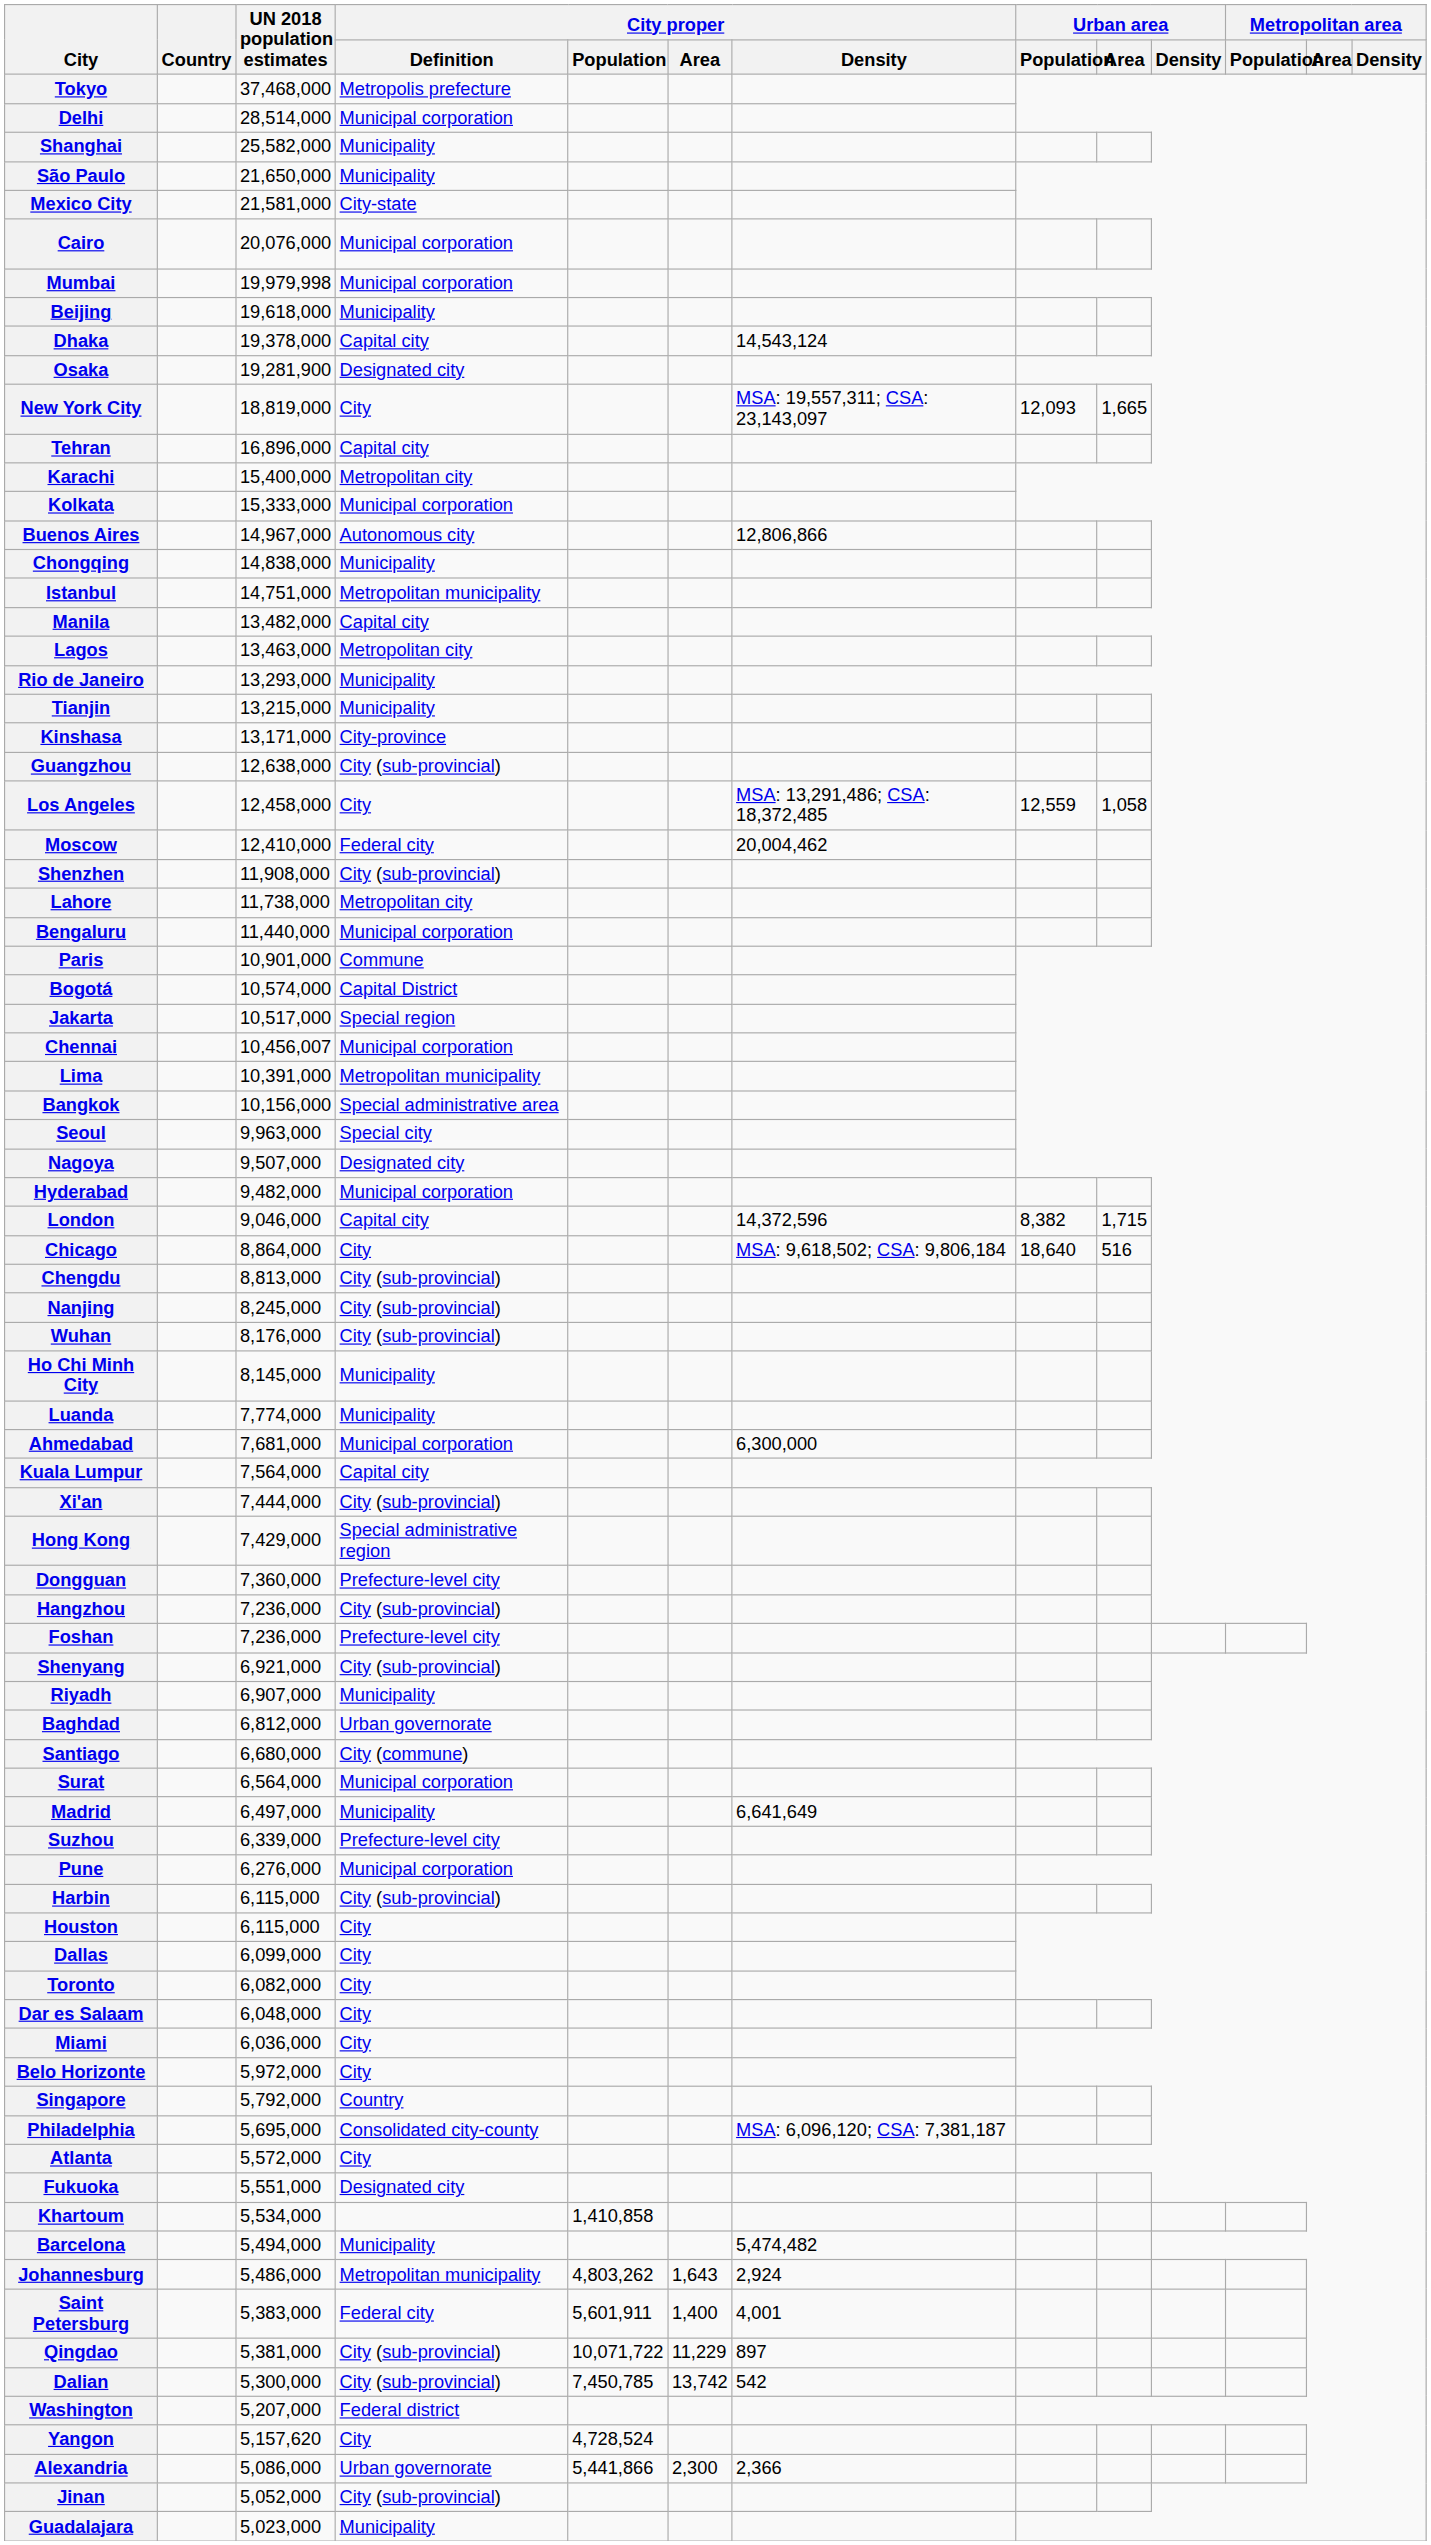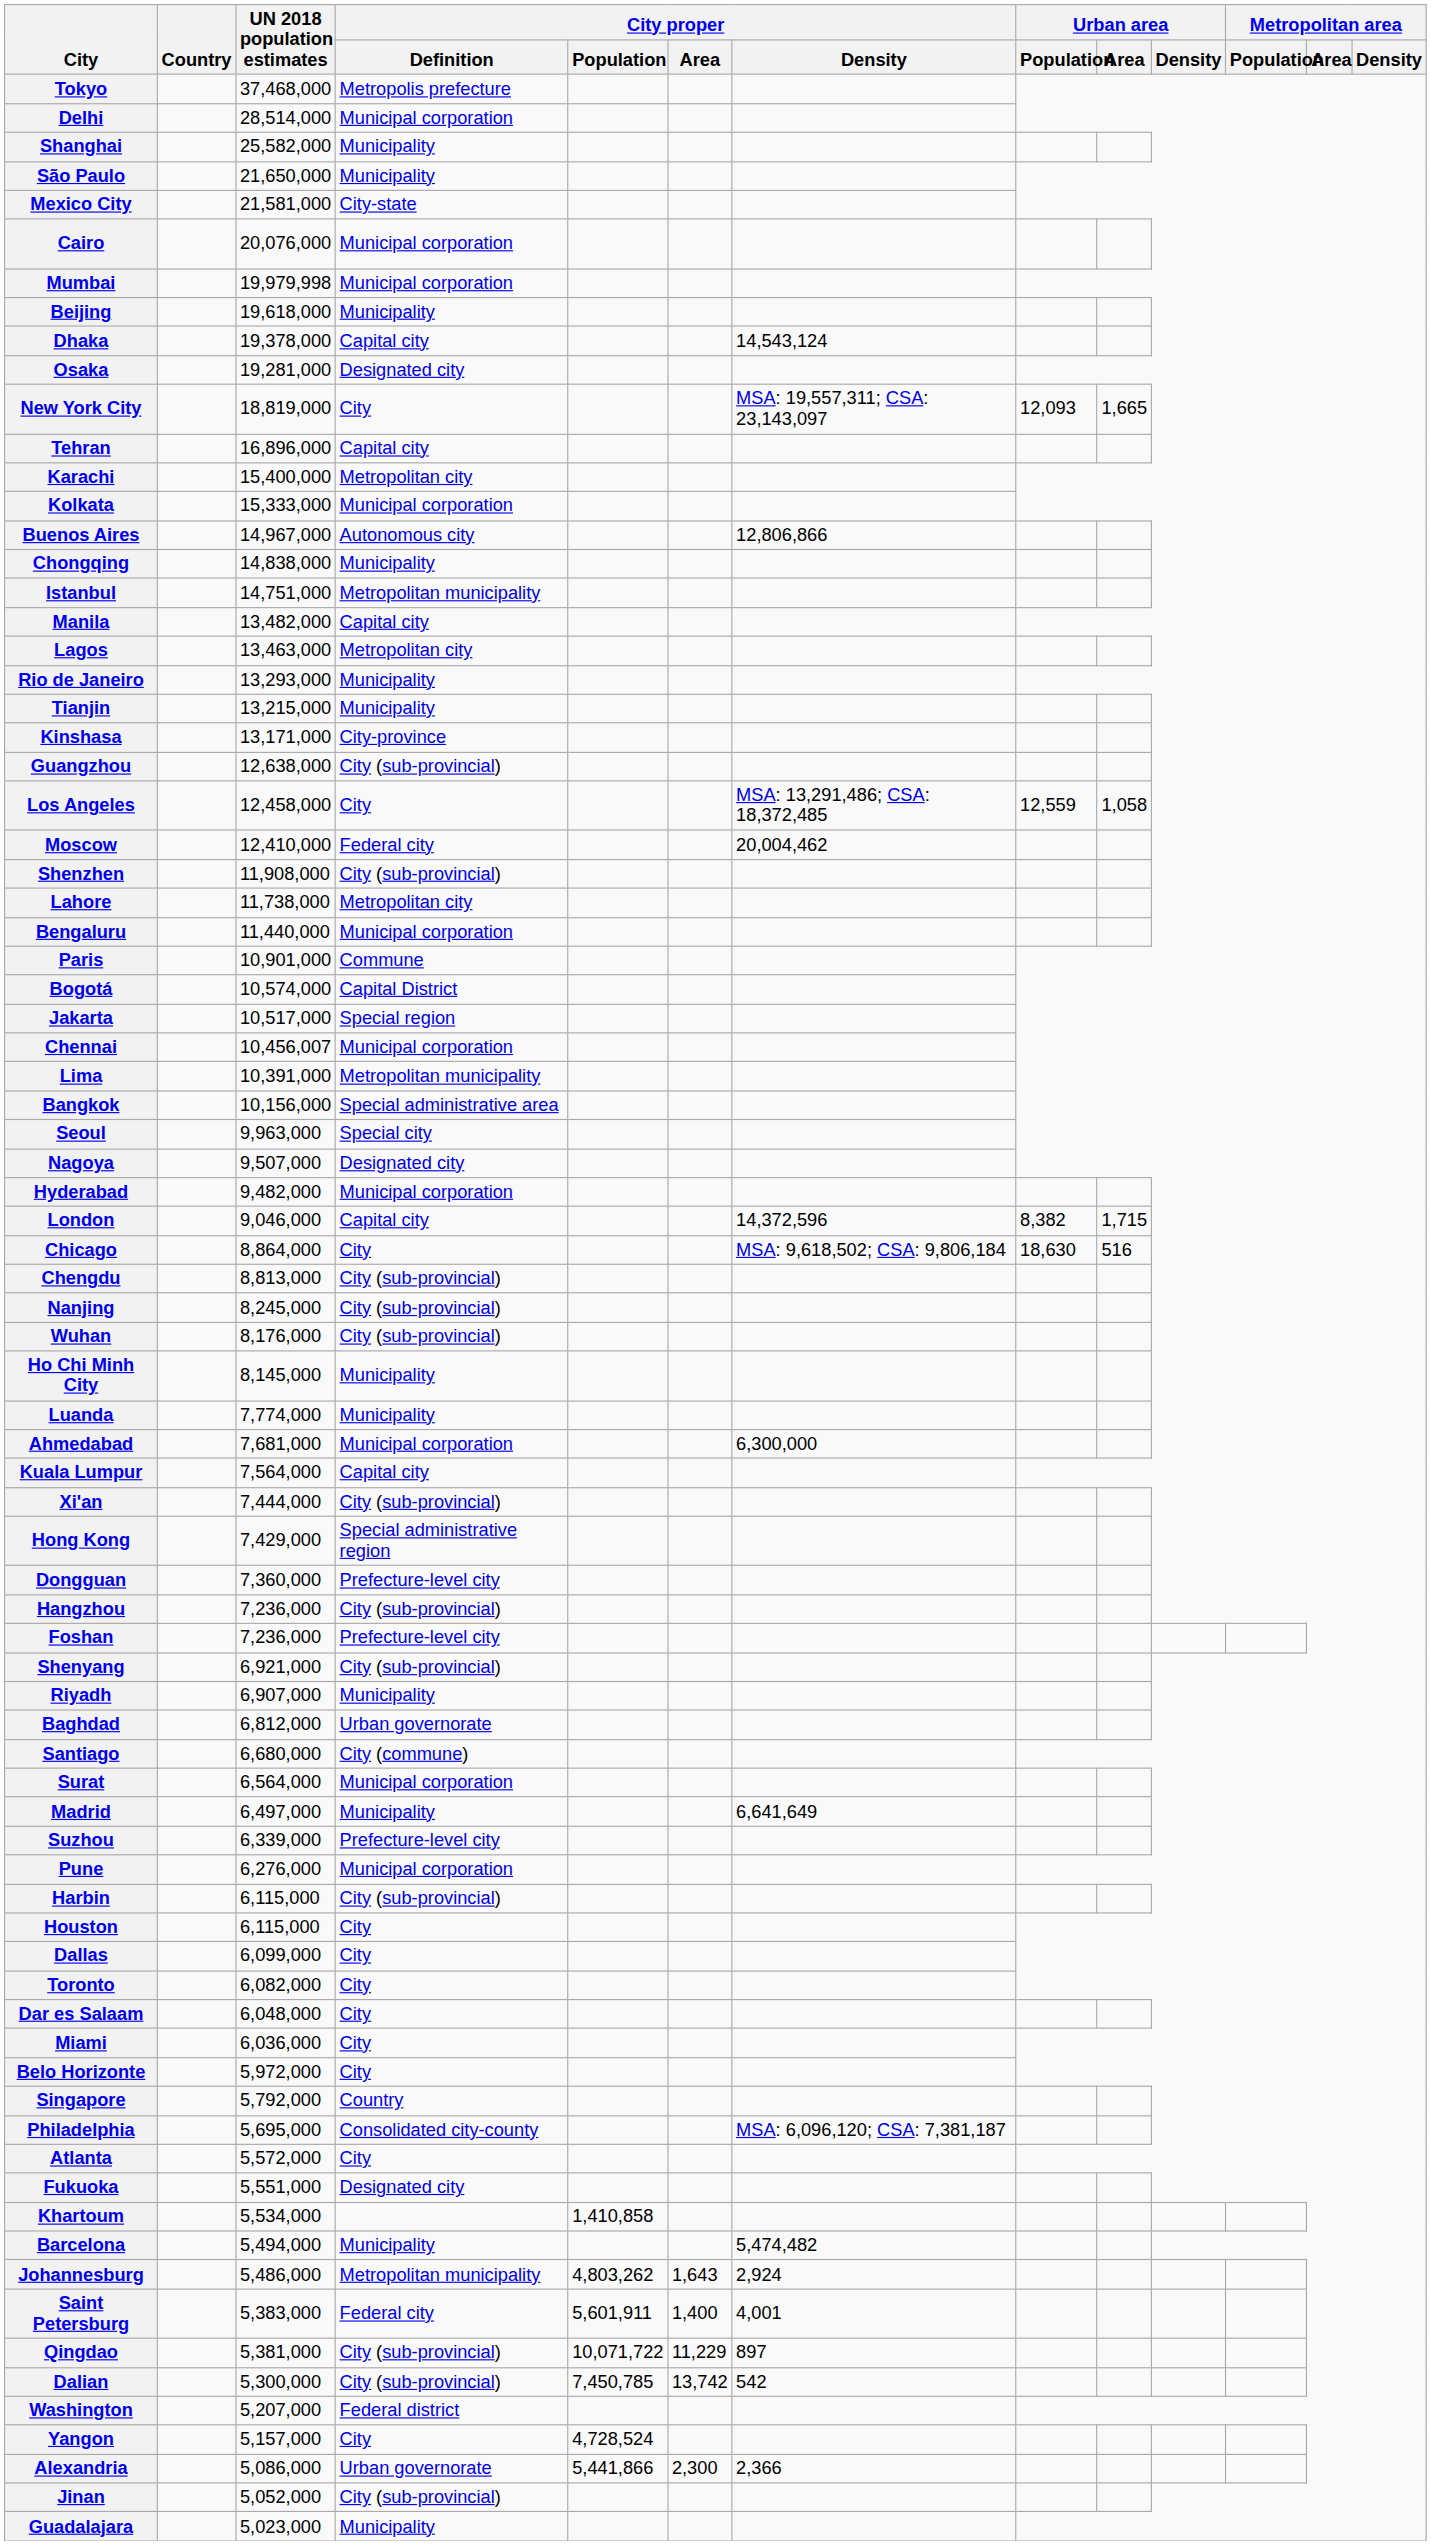(286, 369) 19,281,900 -> (286, 369) 19,281,000
(1048, 1249) 18,640 -> (1048, 1249) 18,630
(281, 2439) 5,157,620 -> (281, 2439) 5,157,000
